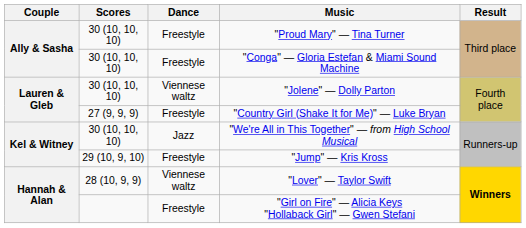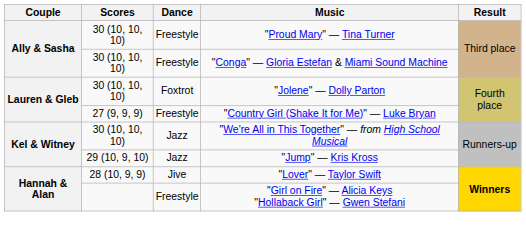(184, 91) Viennese waltz -> (177, 91) Foxtrot
(184, 158) Freestyle -> (177, 158) Jazz
(184, 180) Viennese waltz -> (177, 175) Jive
